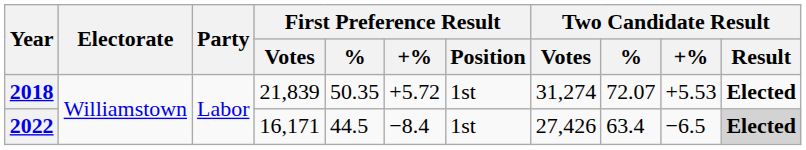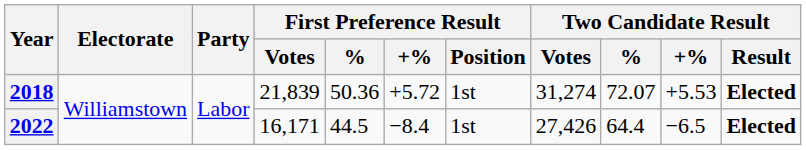(355, 91) 50.35 -> (355, 91) 50.36
(625, 126) 63.4 -> (625, 126) 64.4
(761, 126) lightgrey background -> (761, 126) no background
